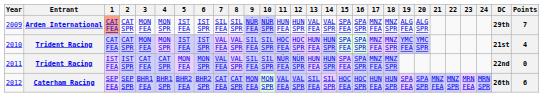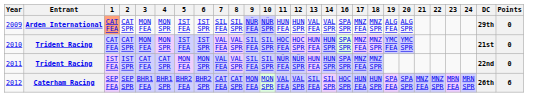- column: (345, 10)
(525, 25) 7 -> (510, 25) 0
(525, 44) 4 -> (510, 44) 0
